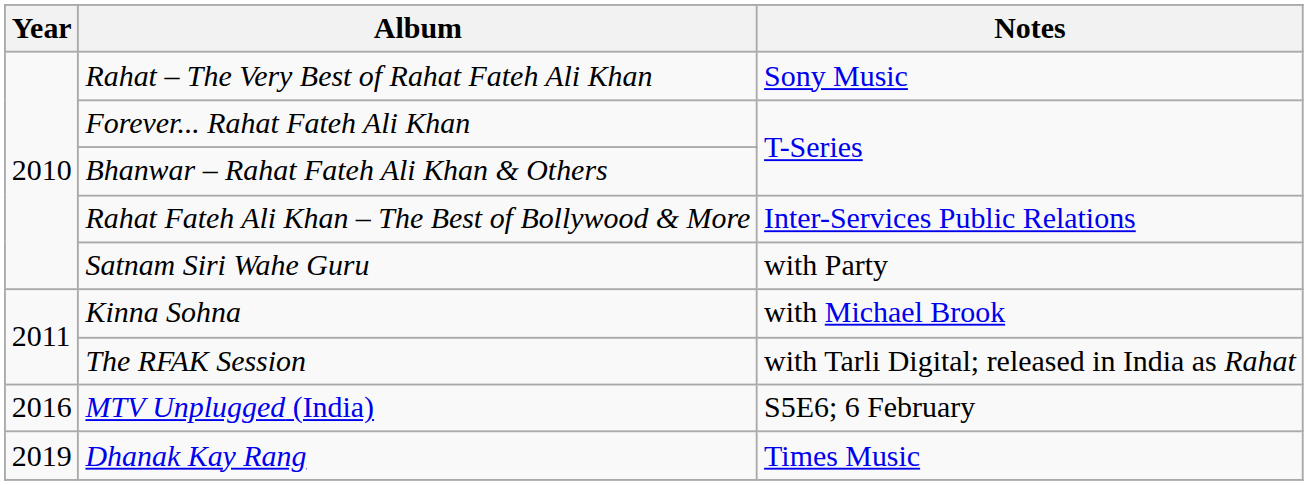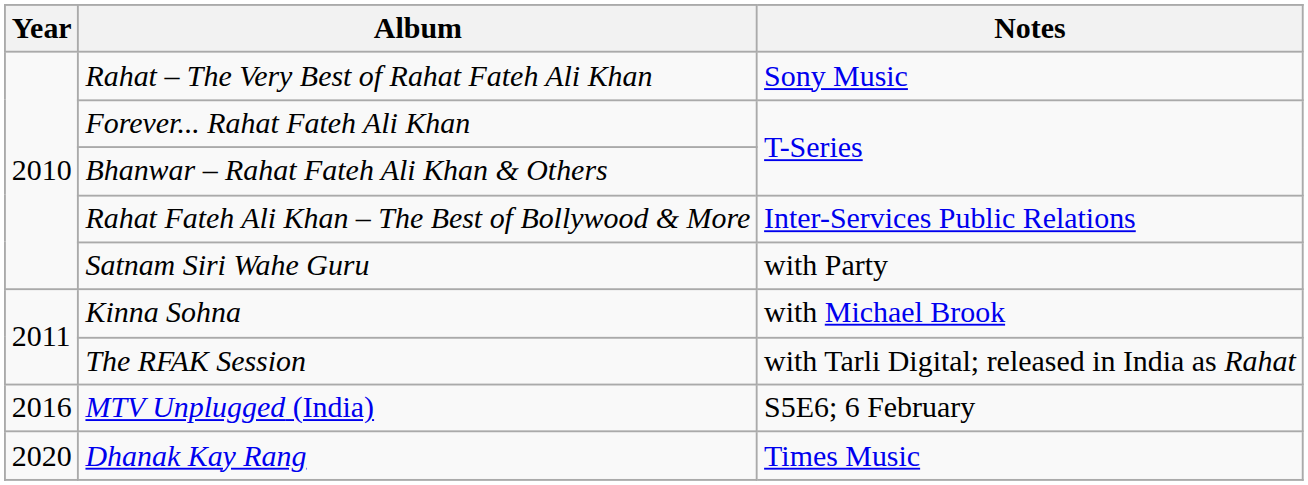(42, 455) 2019 -> (42, 455) 2020
